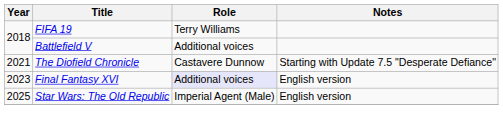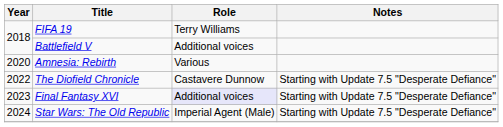+ row: (76, 63)
(19, 63) 2021 -> (19, 79) 2022
(315, 79) English version -> (388, 96) Starting with Update 7.5 "Desperate Defiance"
(19, 96) 2025 -> (19, 113) 2024
(315, 96) English version -> (388, 113) Starting with Update 7.5 "Desperate Defiance"
